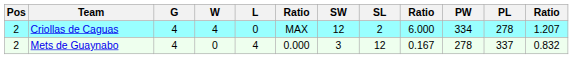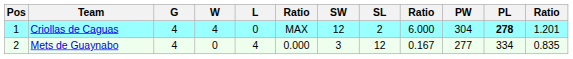(16, 29) 2 -> (16, 29) 1
(463, 29) 334 -> (463, 29) 304
(505, 29) normal -> (505, 29) bold
(547, 29) 1.207 -> (547, 29) 1.201
(463, 45) 278 -> (463, 45) 277
(505, 45) 337 -> (505, 45) 334
(547, 45) 0.832 -> (547, 45) 0.835
